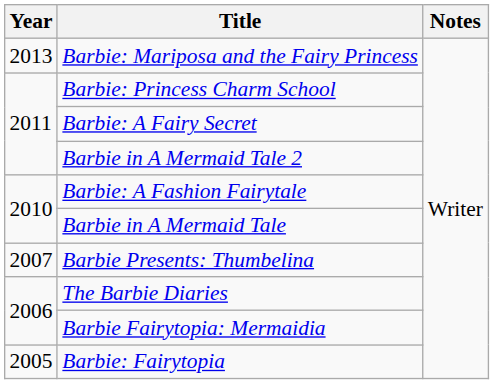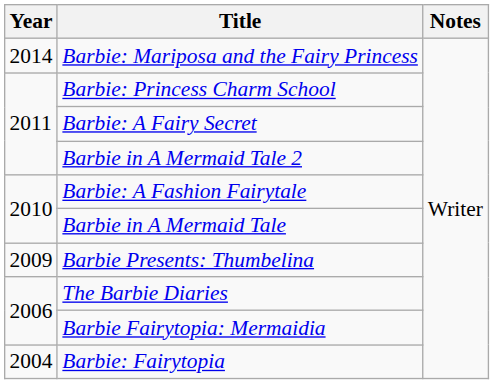(31, 55) 2013 -> (31, 55) 2014
(31, 259) 2007 -> (31, 259) 2009
(31, 361) 2005 -> (31, 361) 2004
